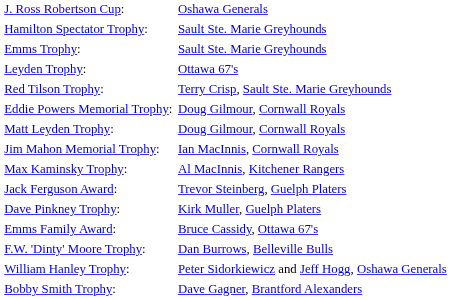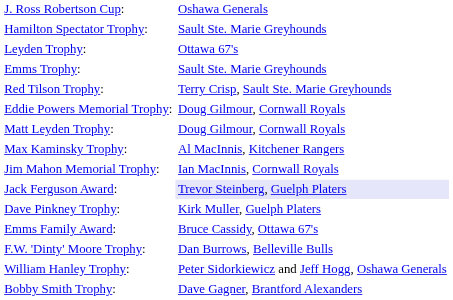rows swapped: (45, 69) <-> (42, 49)
rows swapped: (82, 149) <-> (66, 169)
(262, 189) no background -> (262, 189) lavender background
